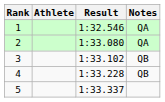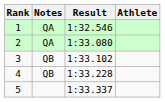columns swapped: (54, 12) <-> (143, 12)
